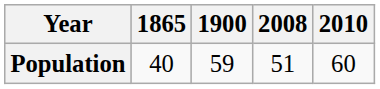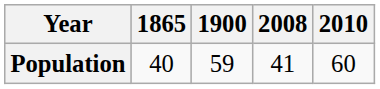(283, 63) 51 -> (283, 63) 41
